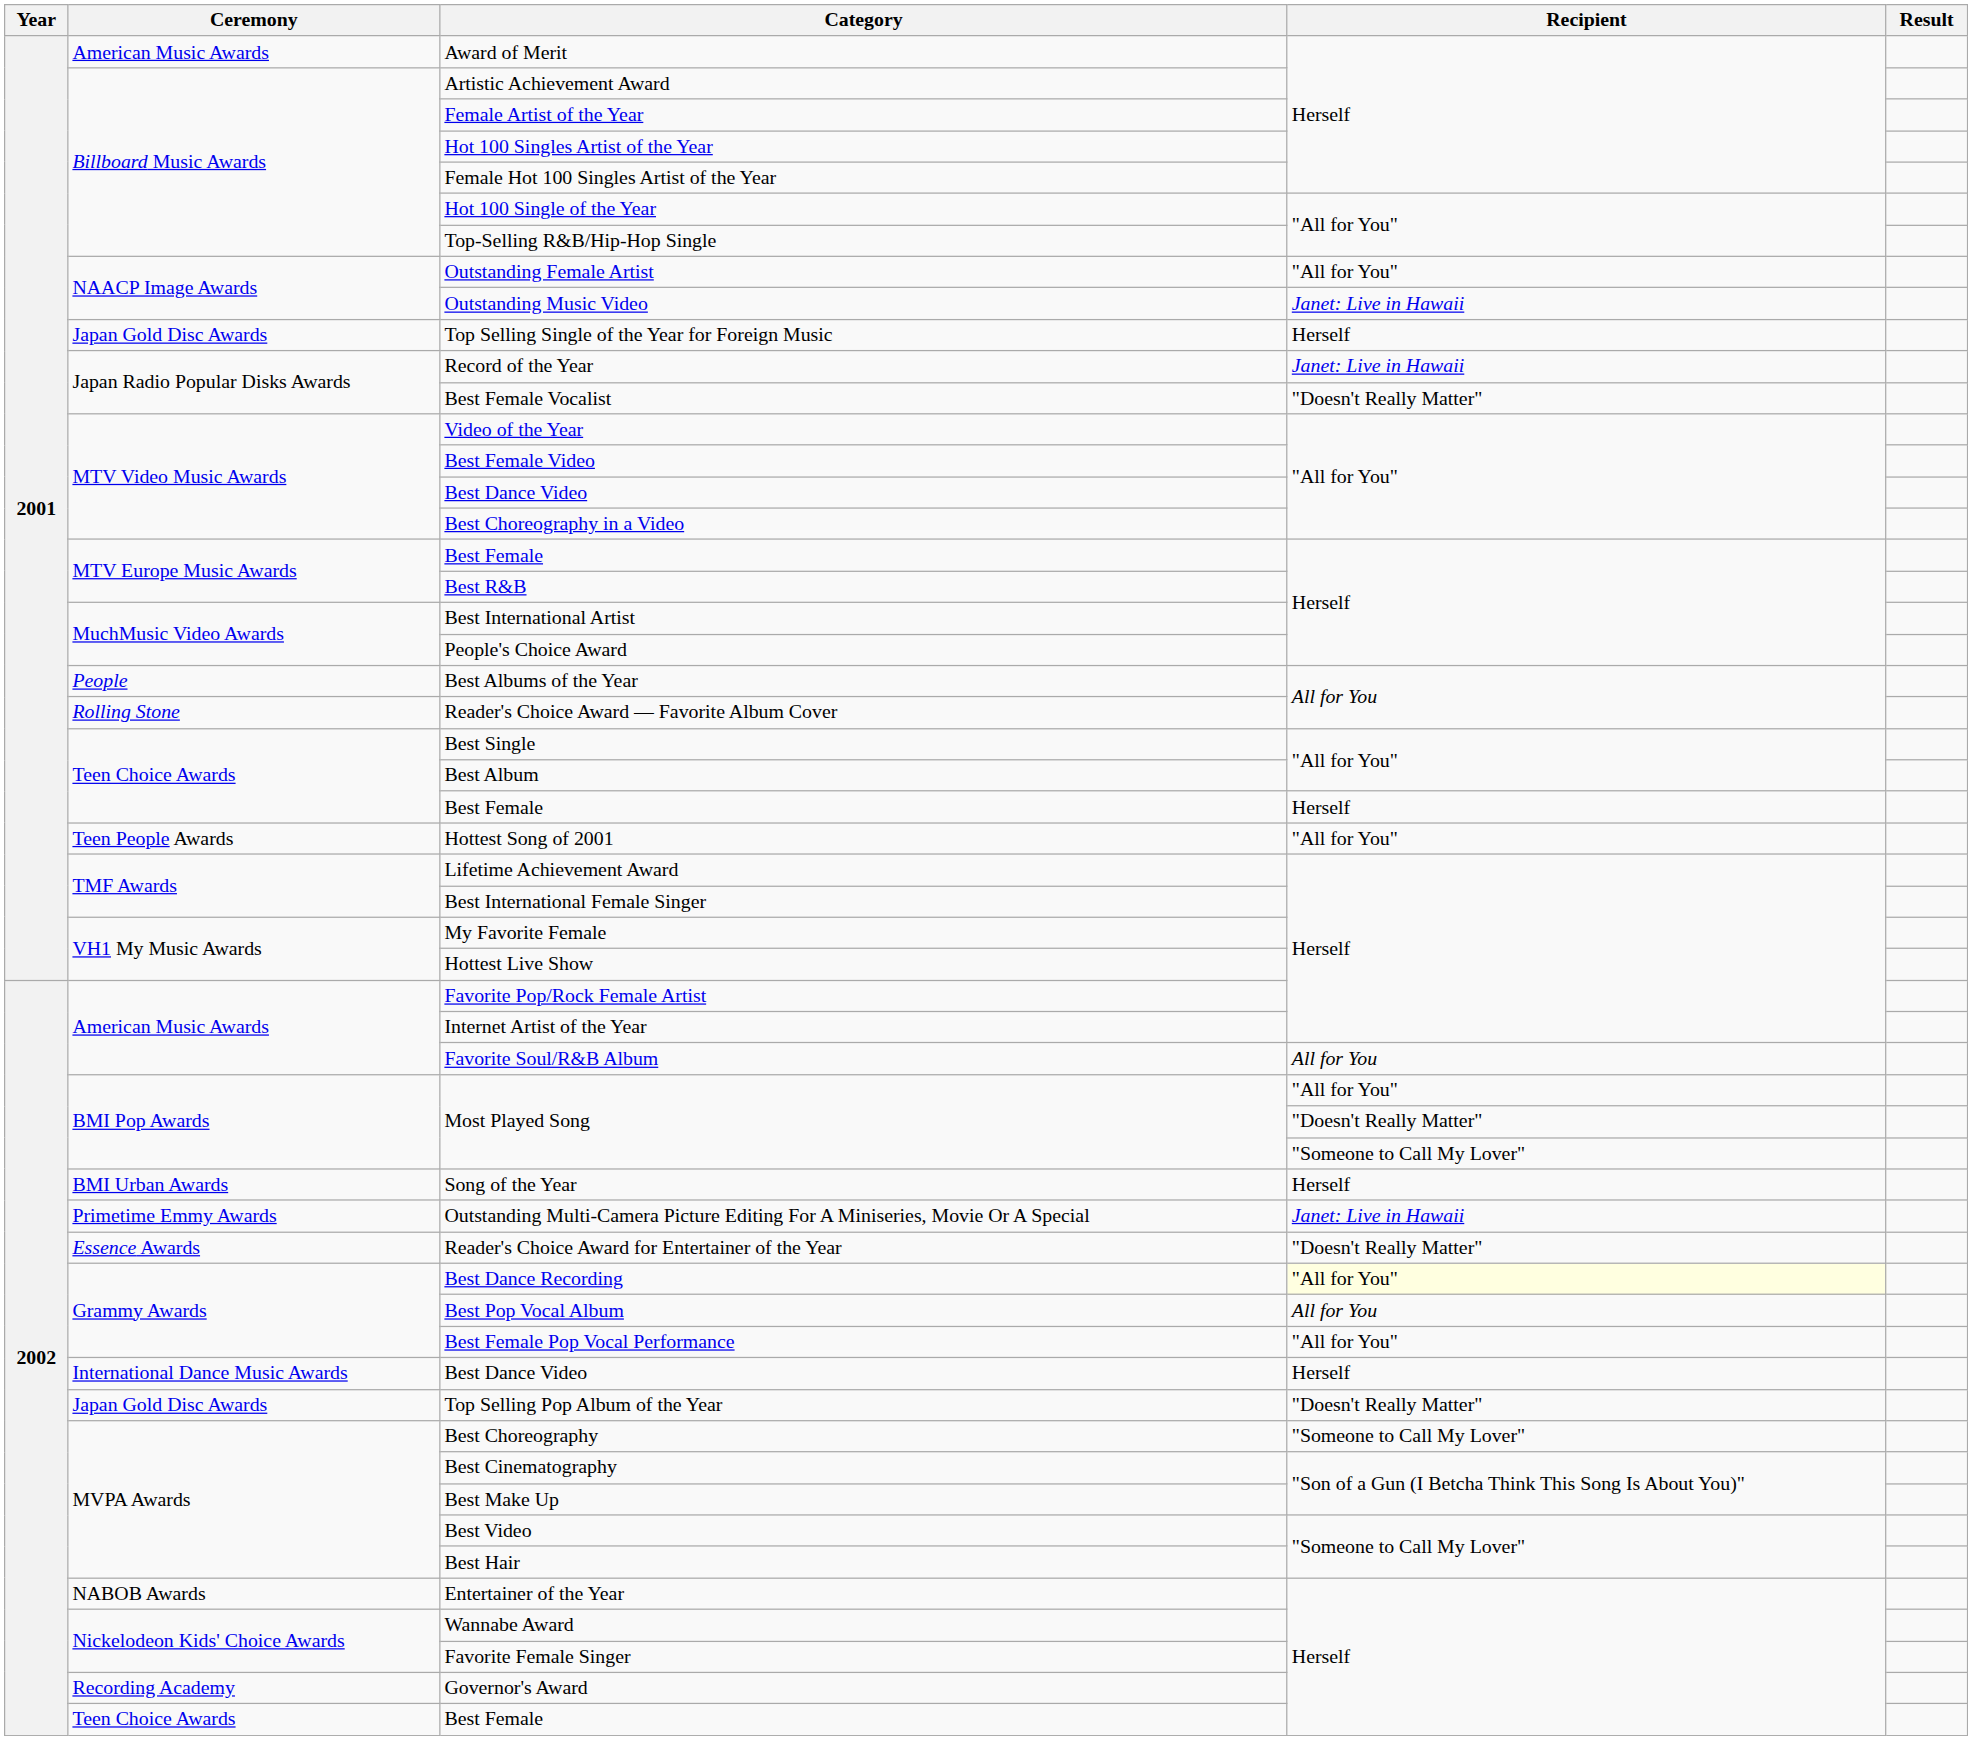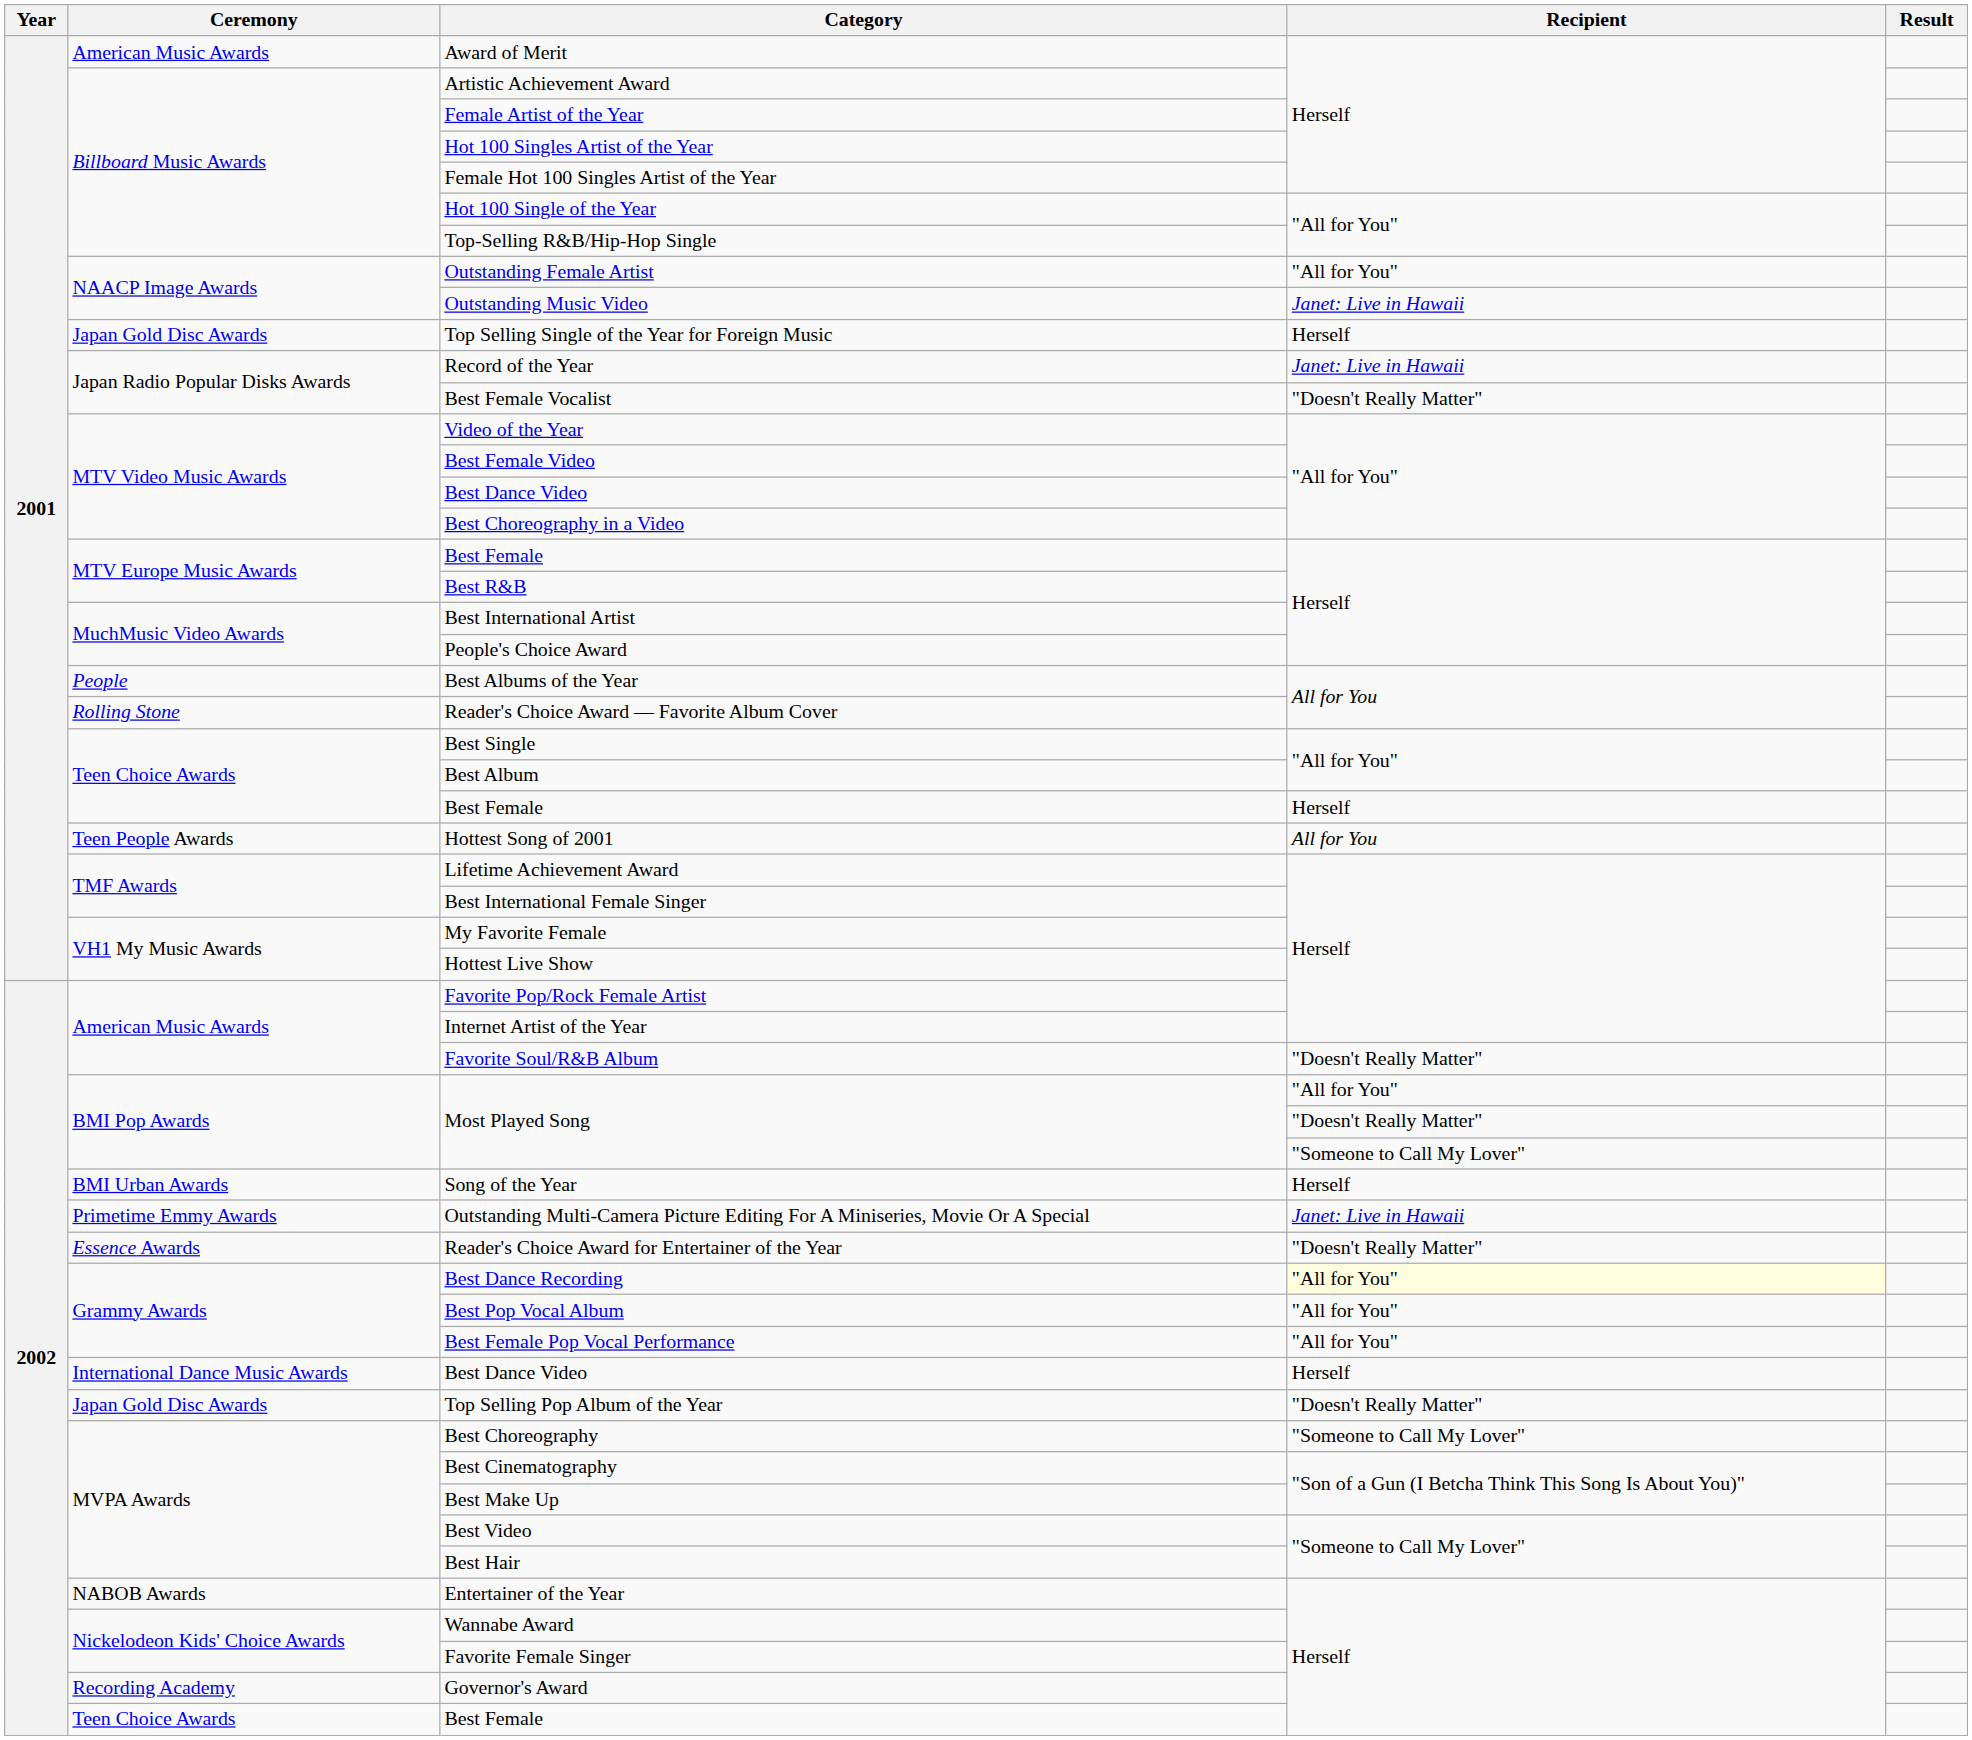(1345, 838) "All for You" -> (1334, 838) All for You
(1334, 1058) All for You -> (1387, 1058) "Doesn't Really Matter"
(1334, 1310) All for You -> (1345, 1310) "All for You"
